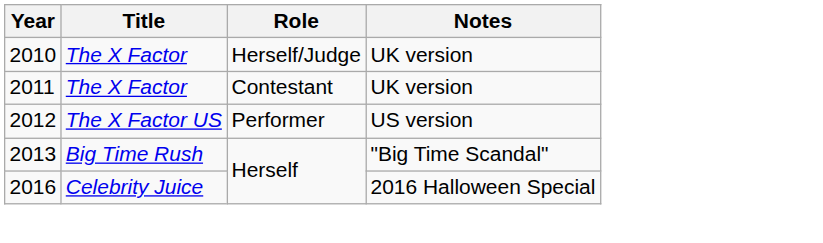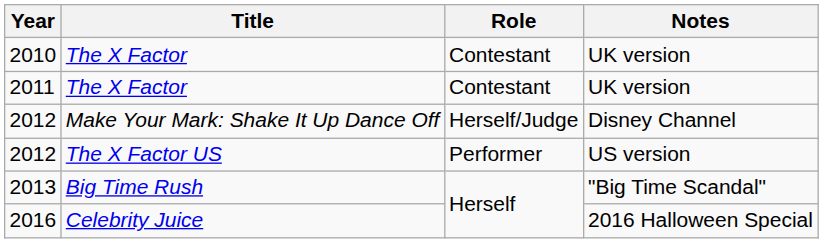(296, 54) Herself/Judge -> (500, 54) Contestant
+ row: (33, 120)
